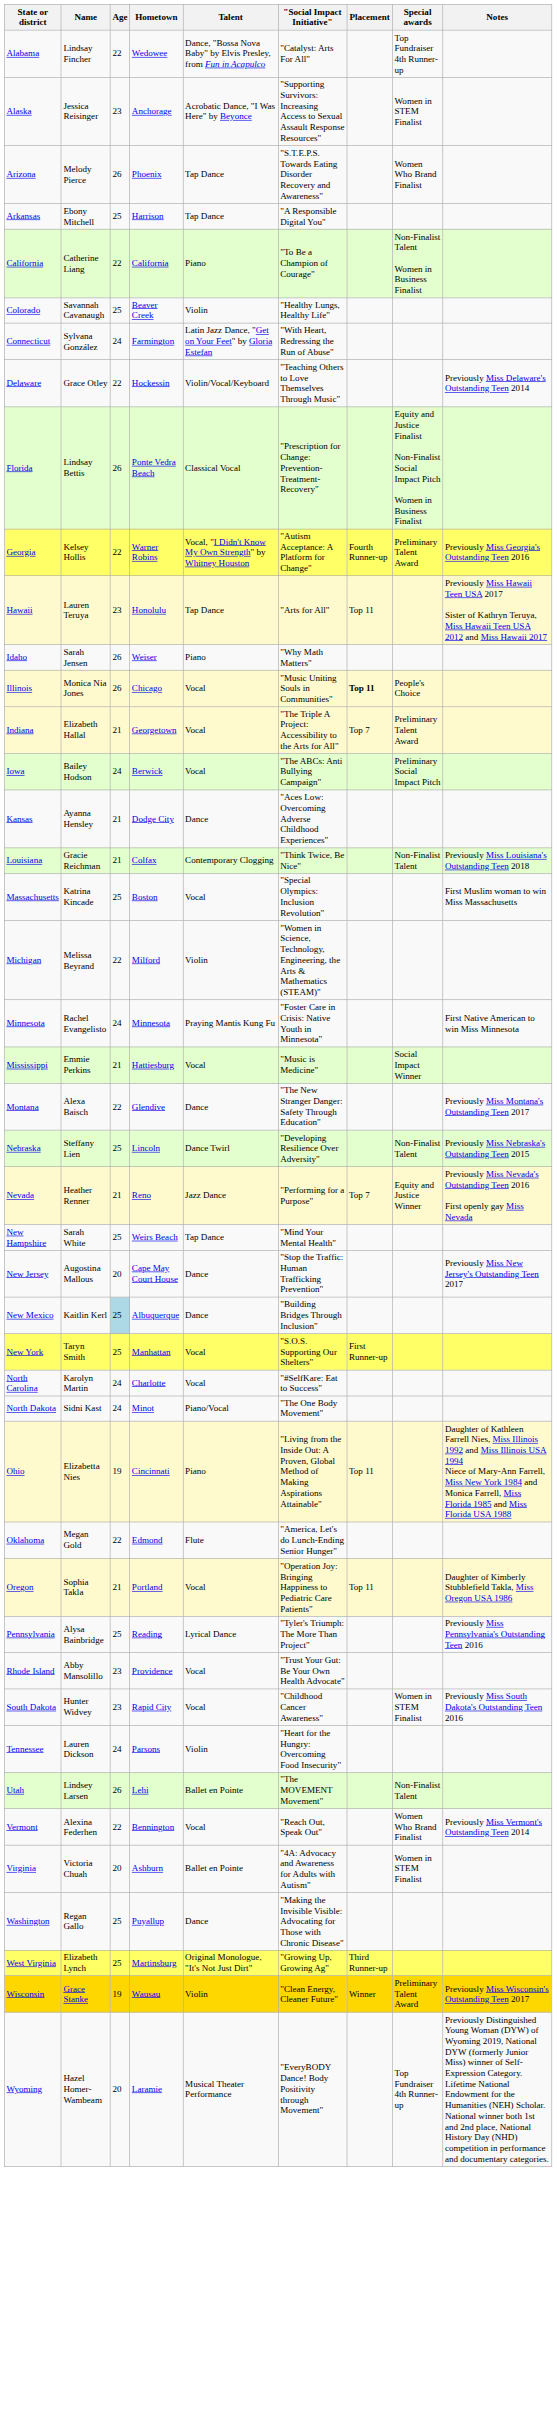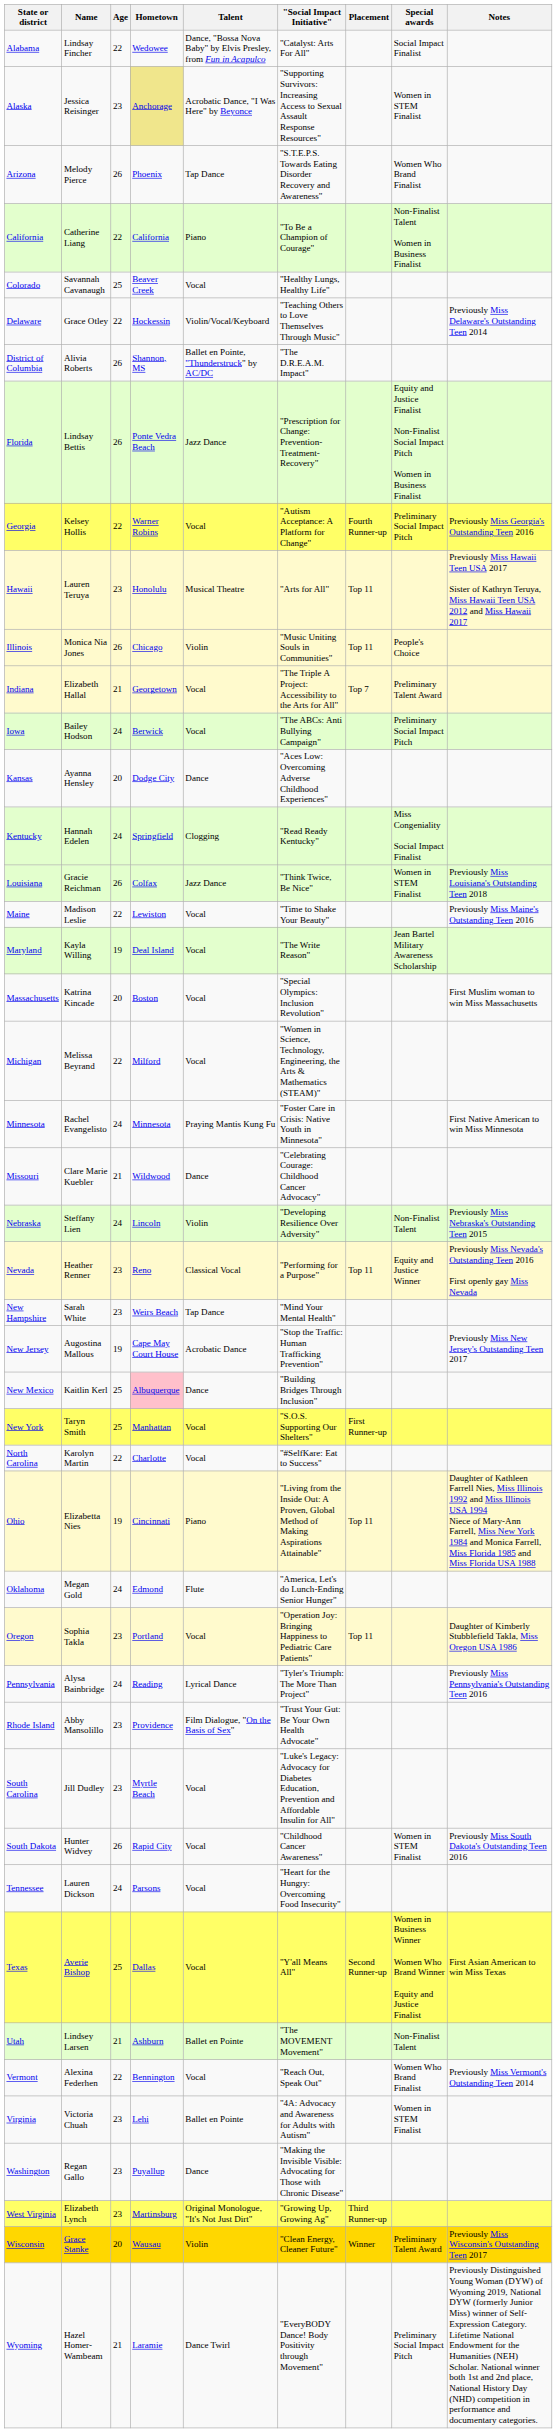(416, 54) Top Fundraiser 4th Runner-up -> (419, 48) Social Impact Finalist
(152, 111) no background -> (152, 106) khaki background
- row: (23, 216)
(196, 310) Violin -> (196, 285) Vocal
- row: (28, 342)
+ row: (25, 363)
(213, 468) Classical Vocal -> (206, 442) Jazz Dance
(225, 552) Vocal, "I Didn't Know My Own Strength" by Whitney Houston -> (196, 527) Vocal
(416, 552) Preliminary Talent Award -> (419, 527) Preliminary Social Impact Pitch
(205, 610) Tap Dance -> (215, 590) Musical Theatre
- row: (17, 657)
(195, 688) Vocal -> (197, 648) Violin
(362, 688) bold -> (361, 648) normal
(117, 819) 21 -> (117, 778) 20
+ row: (24, 836)
(117, 861) 21 -> (117, 883) 26
(229, 861) Contemporary Clogging -> (206, 883) Jazz Dance
(417, 861) Non-Finalist Talent -> (412, 883) Women in STEM Finalist
+ row: (18, 914)
+ row: (24, 951)
(117, 897) 25 -> (117, 998) 20
(196, 960) Violin -> (196, 1061) Vocal
- row: (27, 1065)
+ row: (23, 1176)
- row: (23, 1107)
(117, 1149) 25 -> (117, 1224) 24
(207, 1149) Dance Twirl -> (197, 1224) Violin
(117, 1196) 21 -> (117, 1271) 23
(206, 1196) Jazz Dance -> (213, 1271) Classical Vocal
(359, 1196) Top 7 -> (361, 1271) Top 11
(117, 1237) 25 -> (117, 1312) 23
(117, 1274) 20 -> (117, 1349) 19
(197, 1274) Dance -> (216, 1349) Acrobatic Dance
(117, 1315) lightblue background -> (117, 1390) no background
(156, 1315) no background -> (156, 1390) pink background
(117, 1383) 24 -> (117, 1458) 22
- row: (31, 1409)
(117, 1540) 22 -> (117, 1590) 24
(117, 1587) 21 -> (117, 1637) 23
(117, 1634) 25 -> (117, 1684) 24
(195, 1671) Vocal -> (228, 1725) Film Dialogue, "On the Basis of Sex"
+ row: (22, 1789)
(117, 1707) 23 -> (117, 1846) 26
(196, 1749) Violin -> (196, 1888) Vocal
+ row: (17, 1967)
(117, 1791) 26 -> (117, 2041) 21
(140, 1791) Lehi -> (148, 2041) Ashburn
(117, 1869) 20 -> (117, 2119) 23
(147, 1869) Ashburn -> (141, 2119) Lehi
(117, 1921) 25 -> (117, 2172) 23
(117, 1963) 25 -> (117, 2214) 23
(117, 1994) 19 -> (117, 2245) 20
(117, 2089) 20 -> (117, 2345) 21
(215, 2089) Musical Theater Performance -> (208, 2345) Dance Twirl
(416, 2089) Top Fundraiser 4th Runner-up -> (419, 2345) Preliminary Social Impact Pitch
